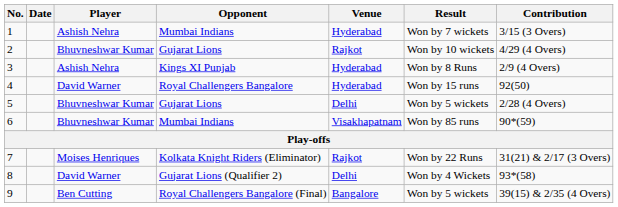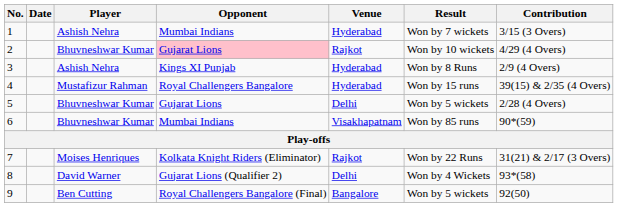(190, 49) no background -> (190, 49) pink background
(89, 85) David Warner -> (102, 85) Mustafizur Rahman
(514, 85) 92(50) -> (555, 85) 39(15) & 2/35 (4 Overs)
(555, 193) 39(15) & 2/35 (4 Overs) -> (514, 193) 92(50)
